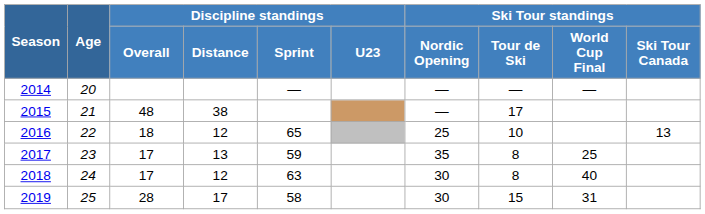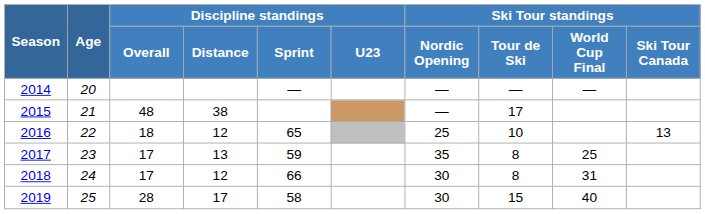(294, 176) 63 -> (294, 176) 66
(589, 176) 40 -> (589, 176) 31
(589, 198) 31 -> (589, 198) 40
